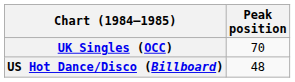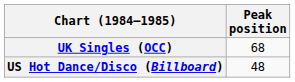(258, 47) 70 -> (258, 47) 68
